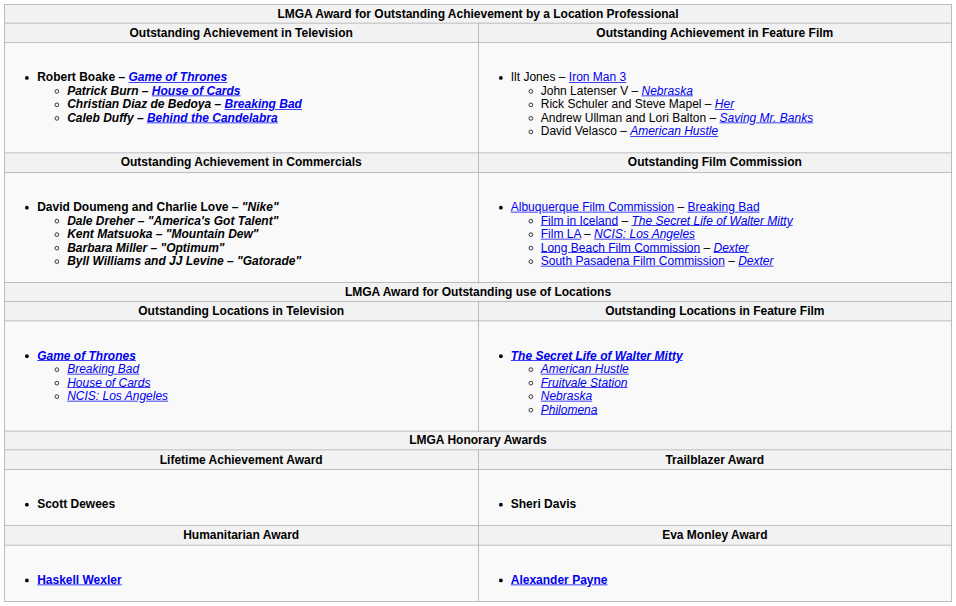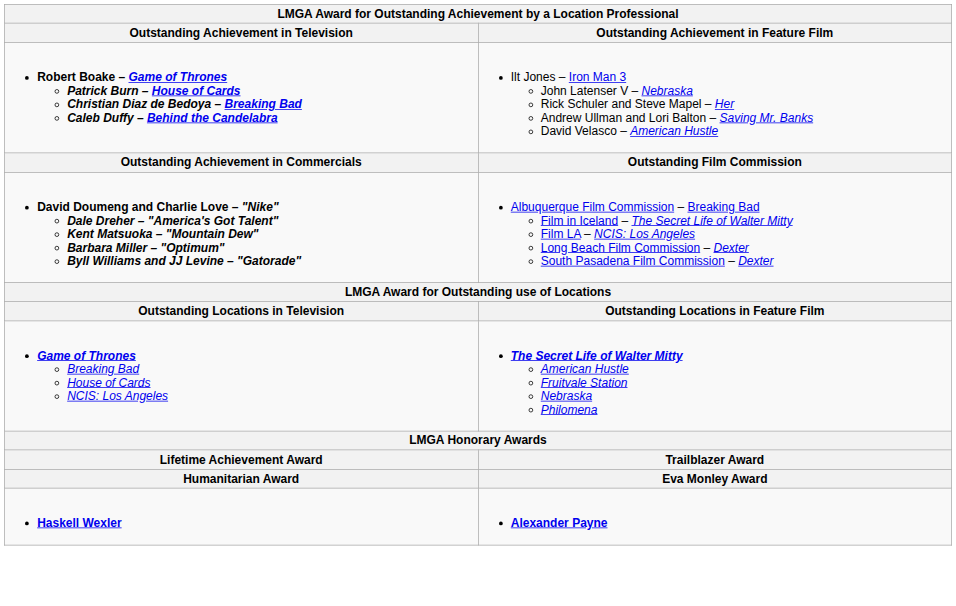- row: (241, 504)
